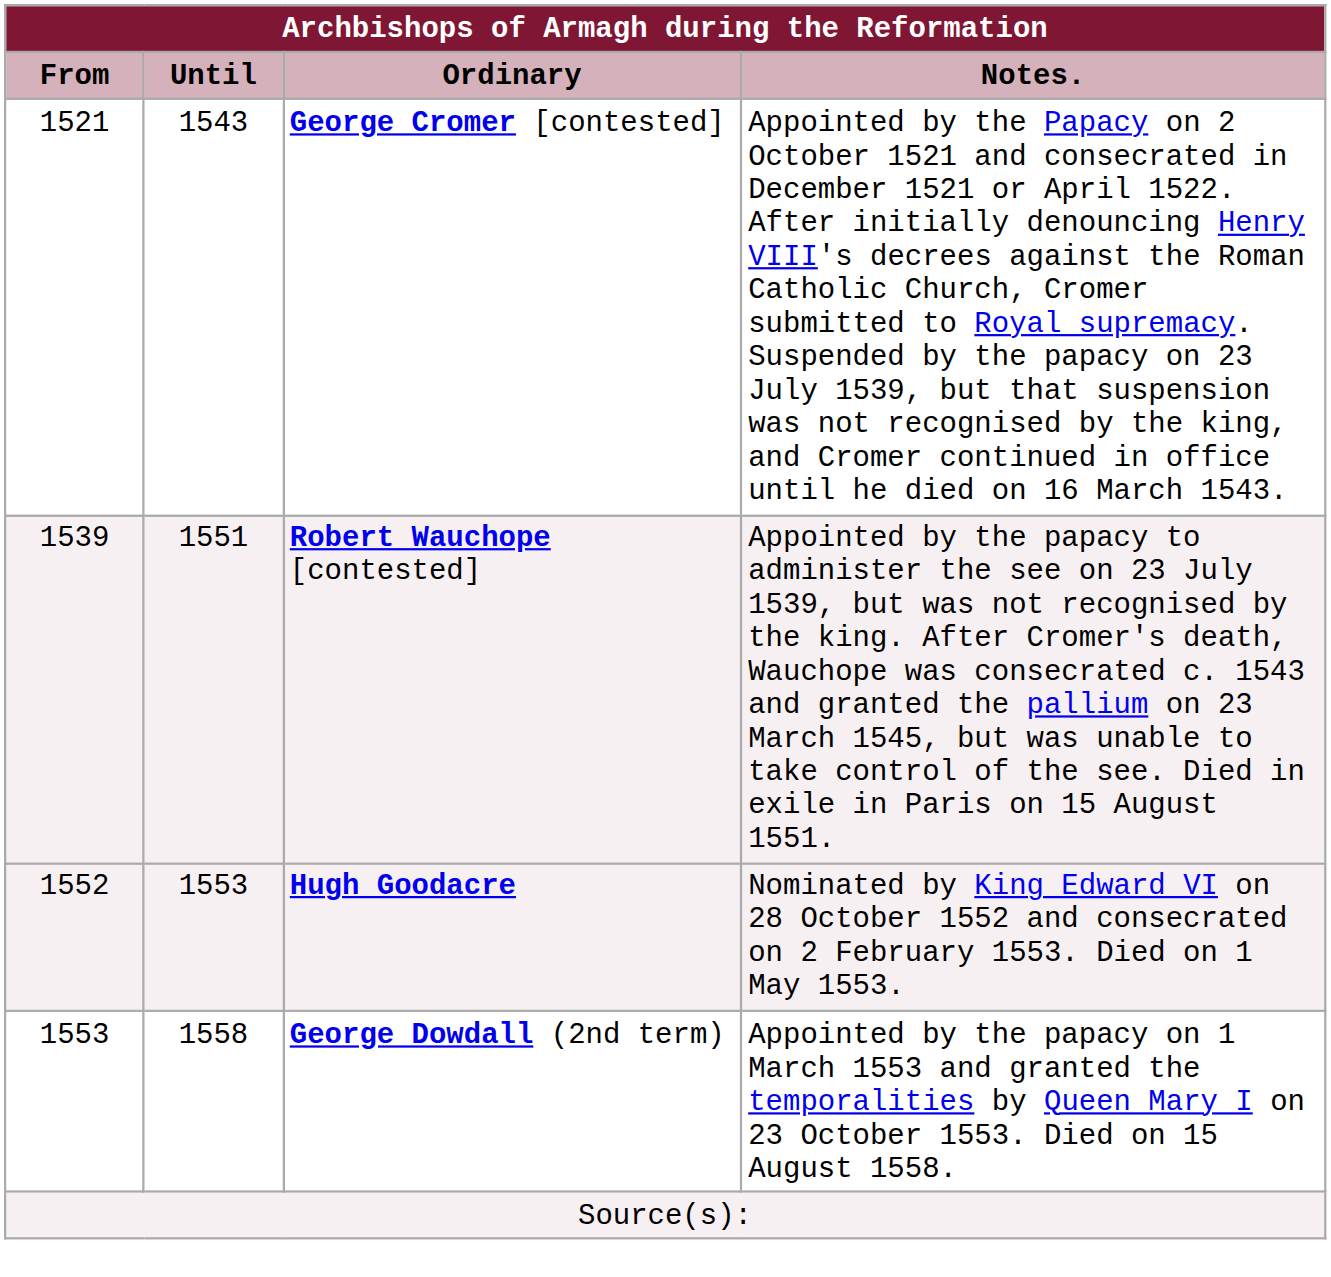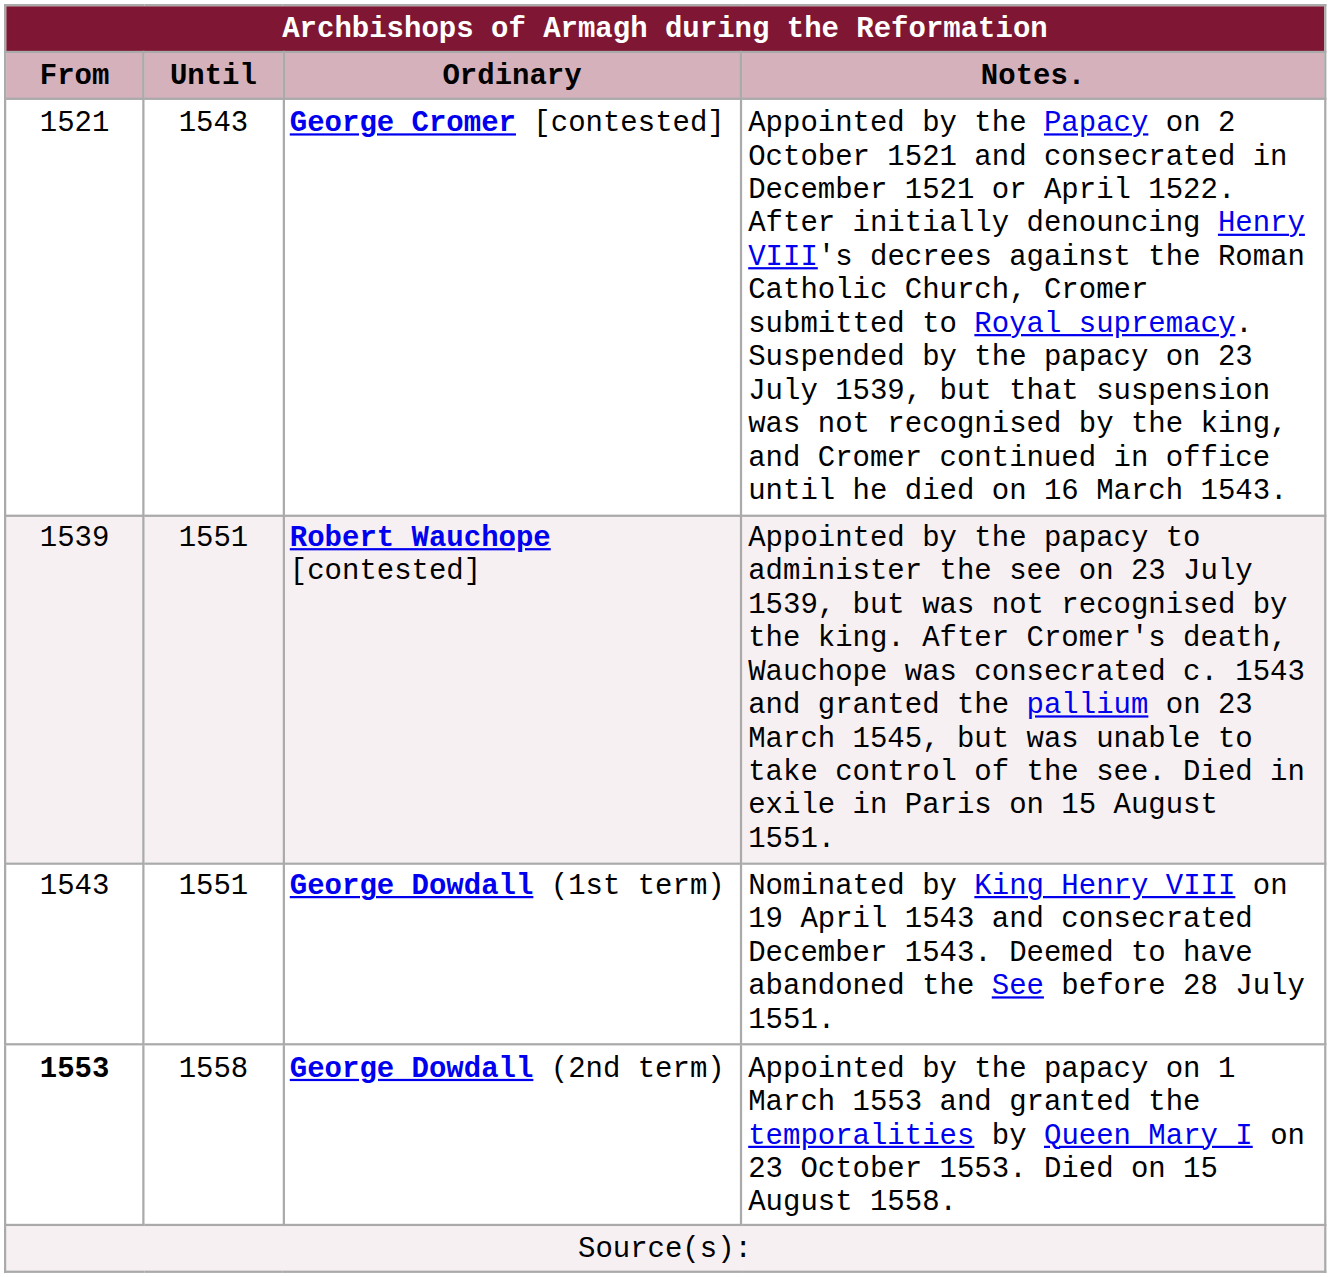+ row: (507, 887)
- row: (403, 887)
(75, 1034) normal -> (75, 1068) bold
